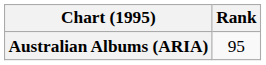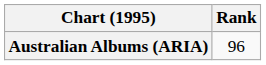(236, 45) 95 -> (236, 45) 96
